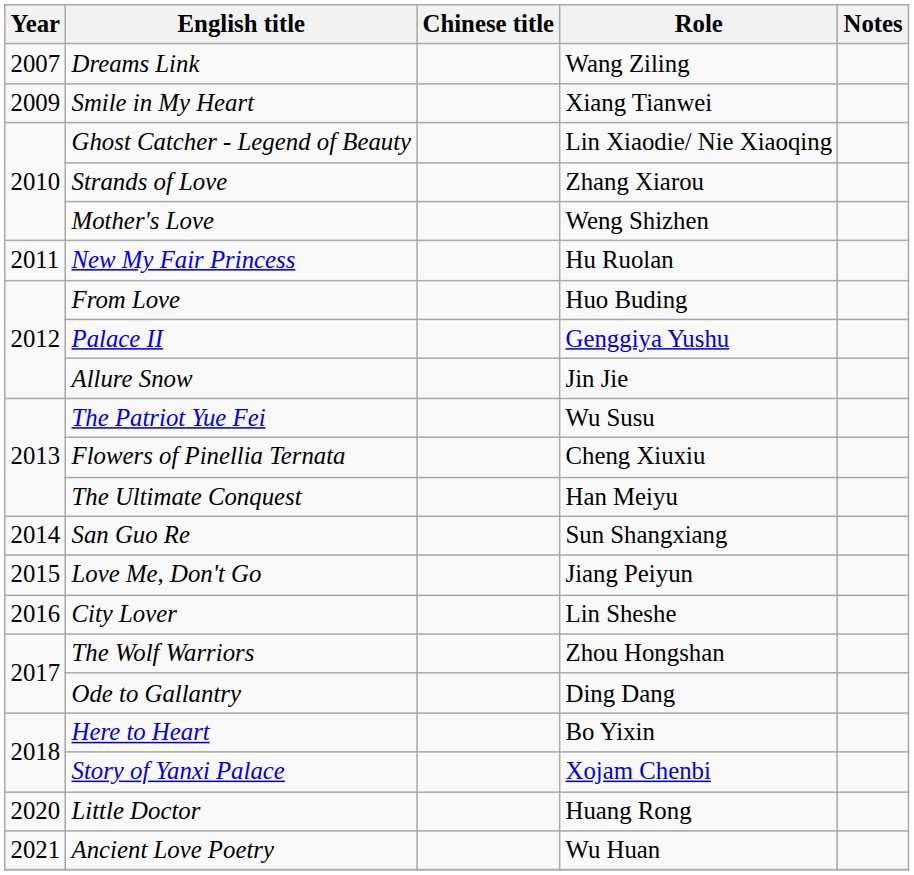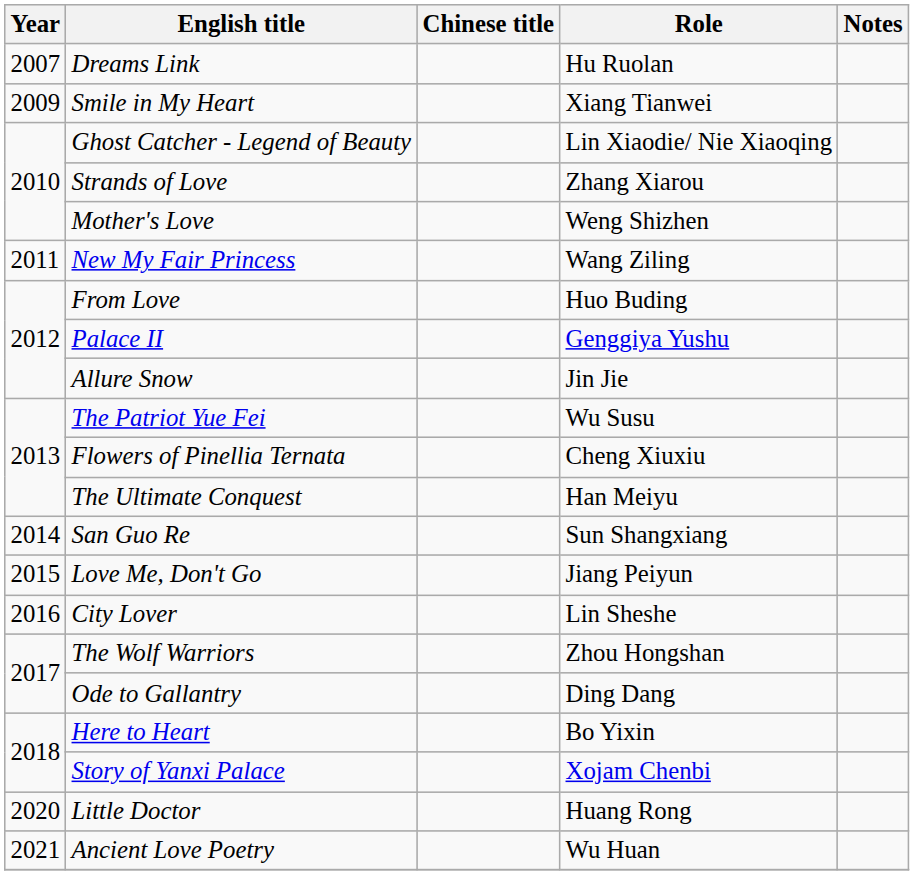(628, 63) Wang Ziling -> (620, 63) Hu Ruolan
(620, 260) Hu Ruolan -> (628, 260) Wang Ziling
